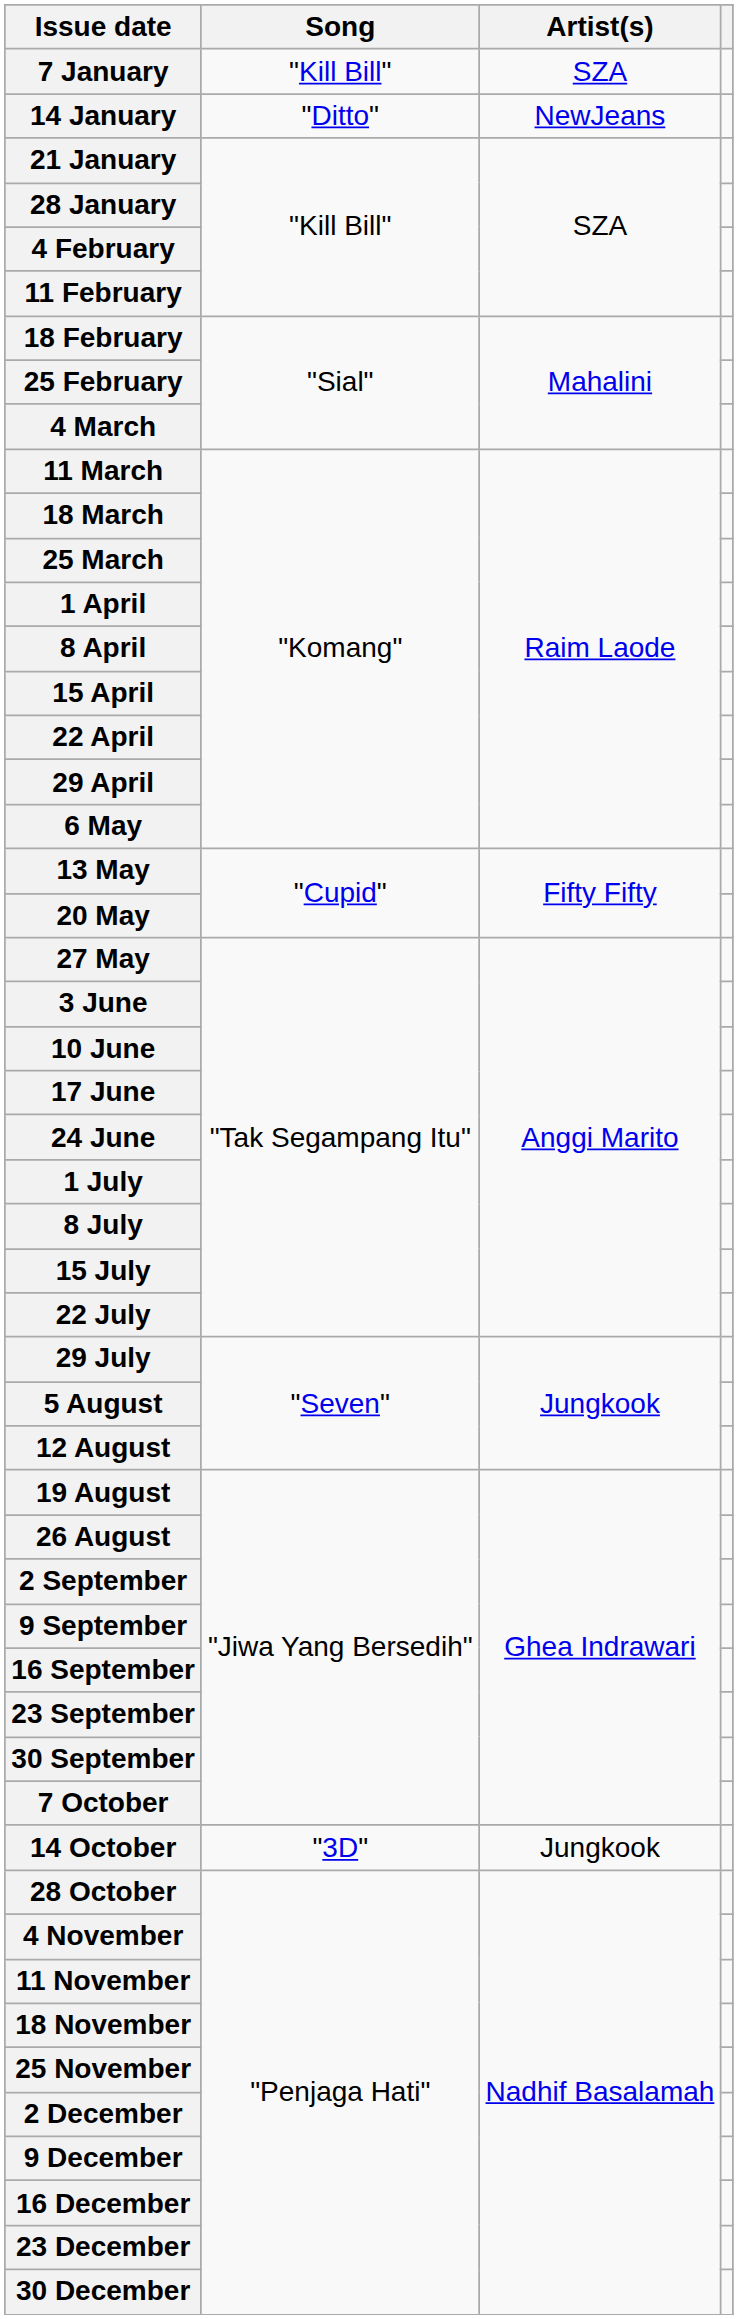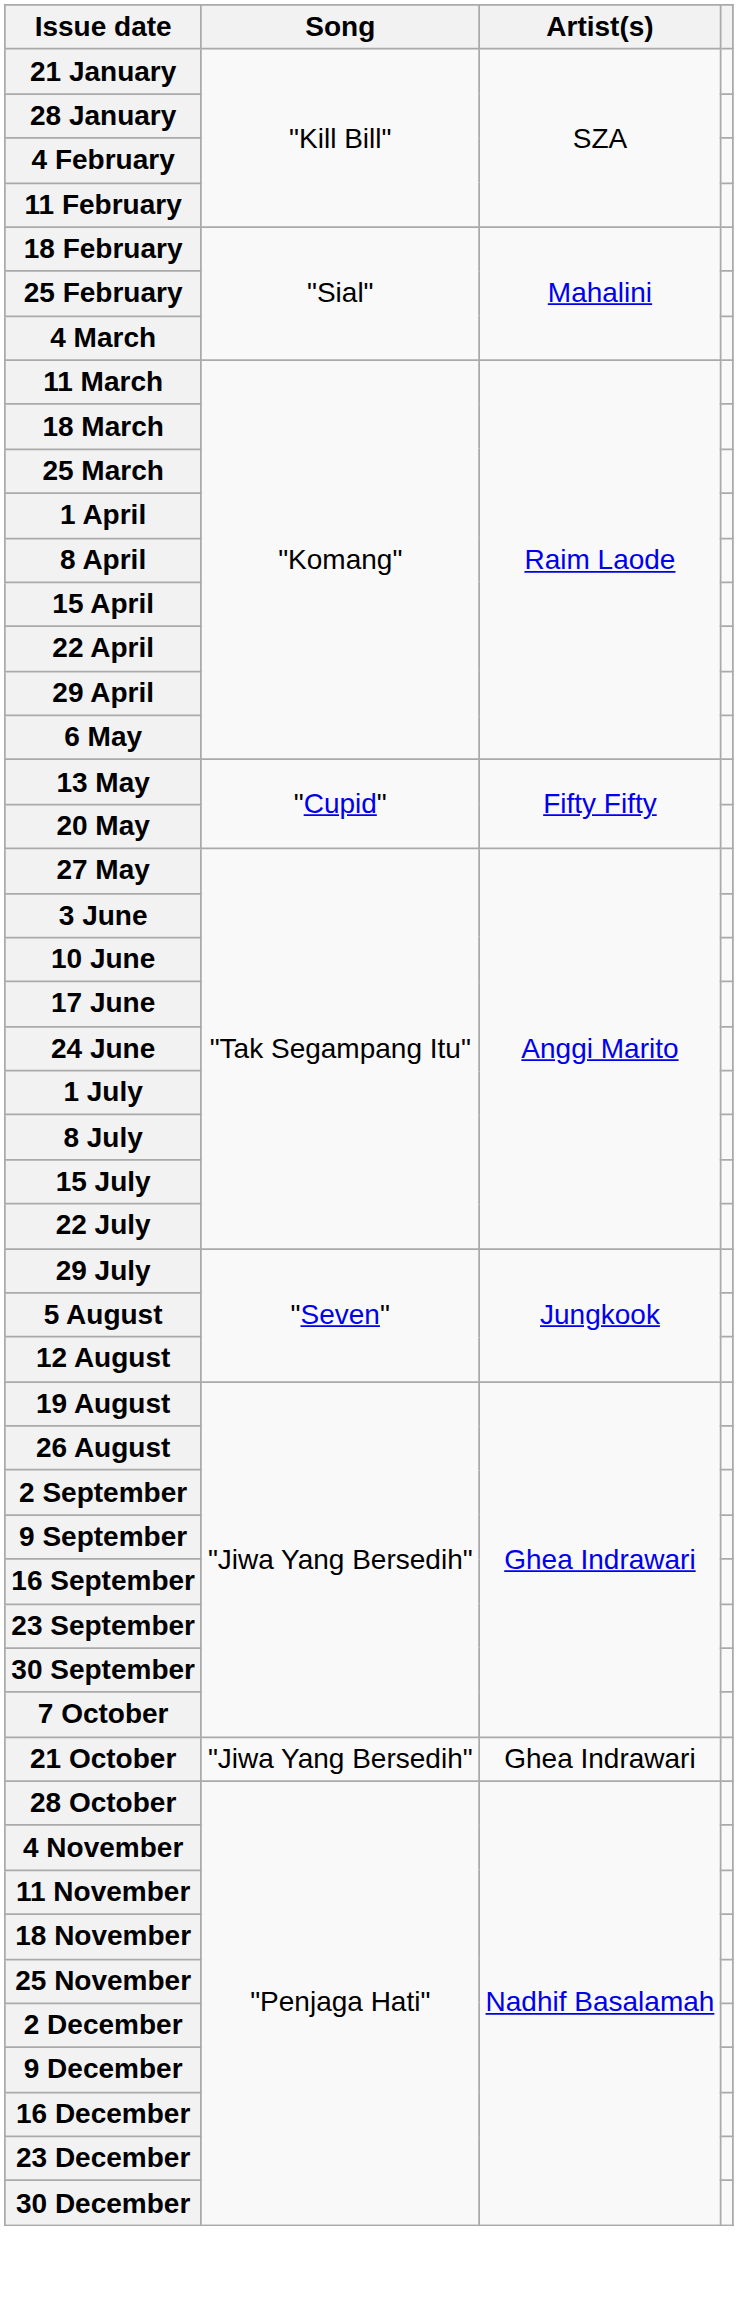- row: (103, 71)
- row: (103, 115)
- row: (103, 1847)
+ row: (103, 1758)
